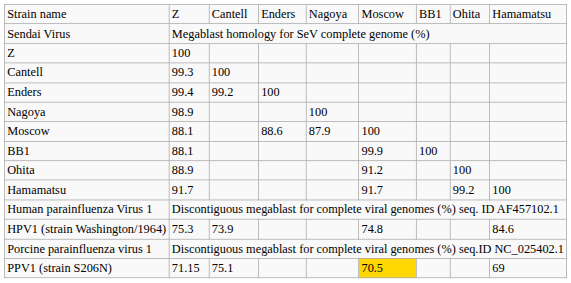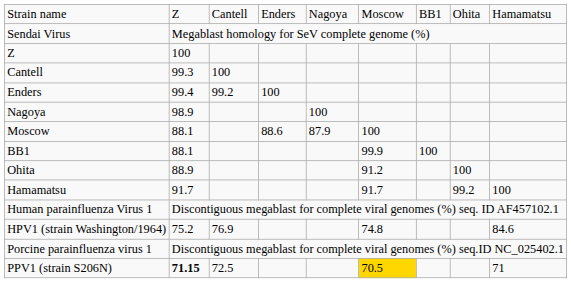(183, 229) 75.3 -> (183, 229) 75.2
(223, 229) 73.9 -> (223, 229) 76.9
(186, 268) normal -> (186, 268) bold
(223, 268) 75.1 -> (223, 268) 72.5
(499, 268) 69 -> (499, 268) 71
